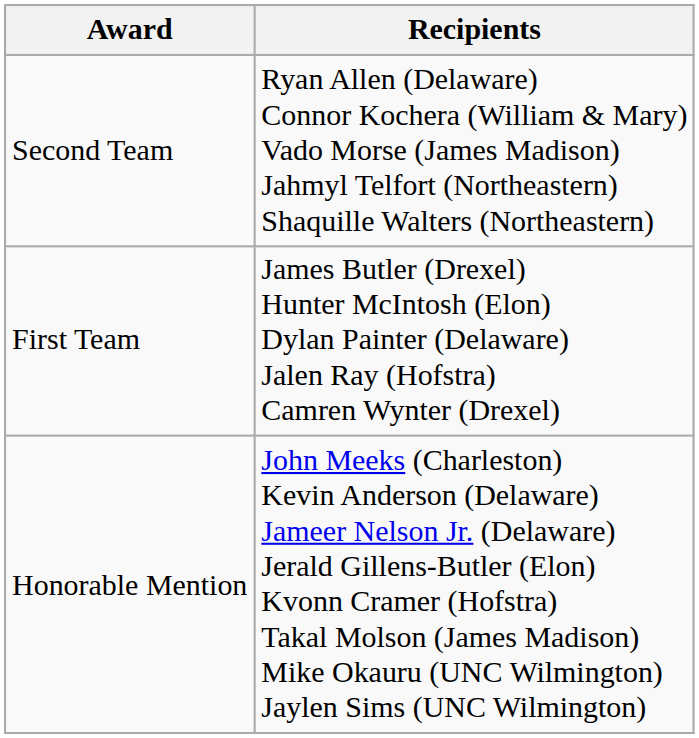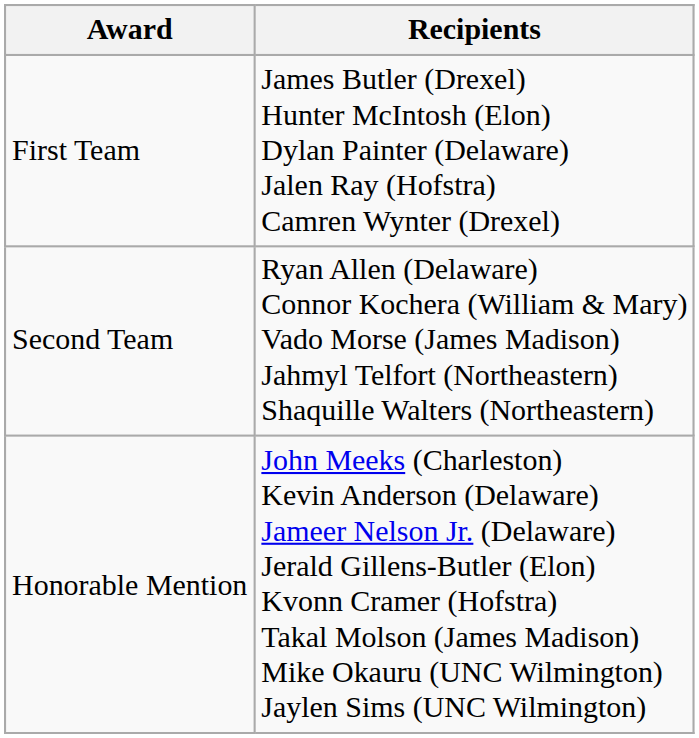rows swapped: (76, 340) <-> (93, 149)
